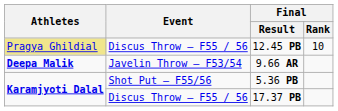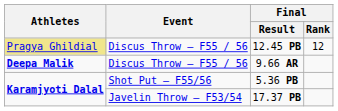(318, 46) 10 -> (318, 46) 12
(175, 63) Javelin Throw – F53/54 -> (178, 63) Discus Throw – F55 / 56
(178, 97) Discus Throw – F55 / 56 -> (175, 97) Javelin Throw – F53/54
